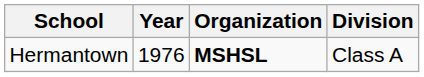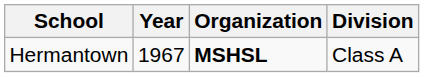(161, 54) 1976 -> (161, 54) 1967
